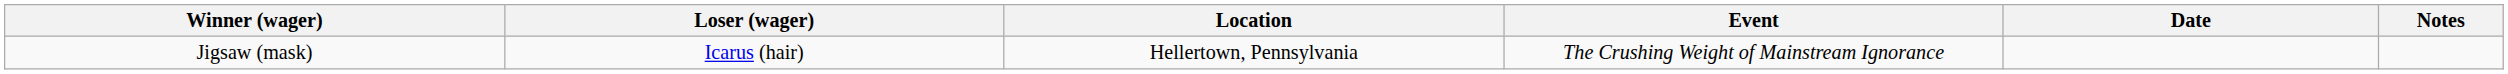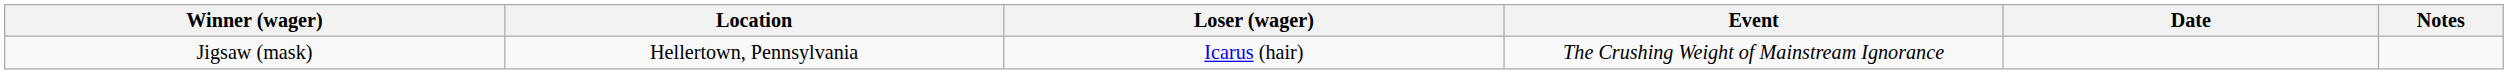columns swapped: (754, 20) <-> (1254, 20)
